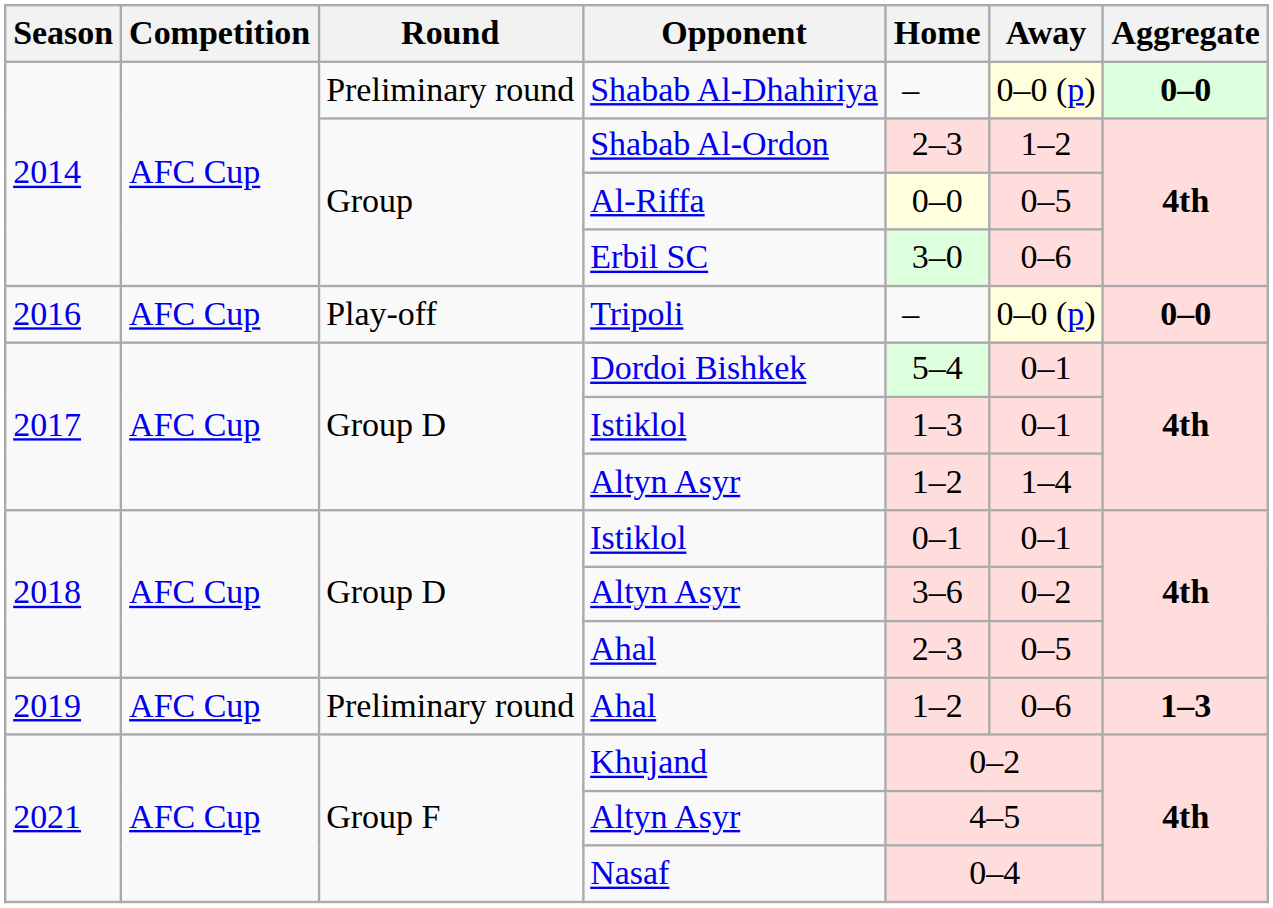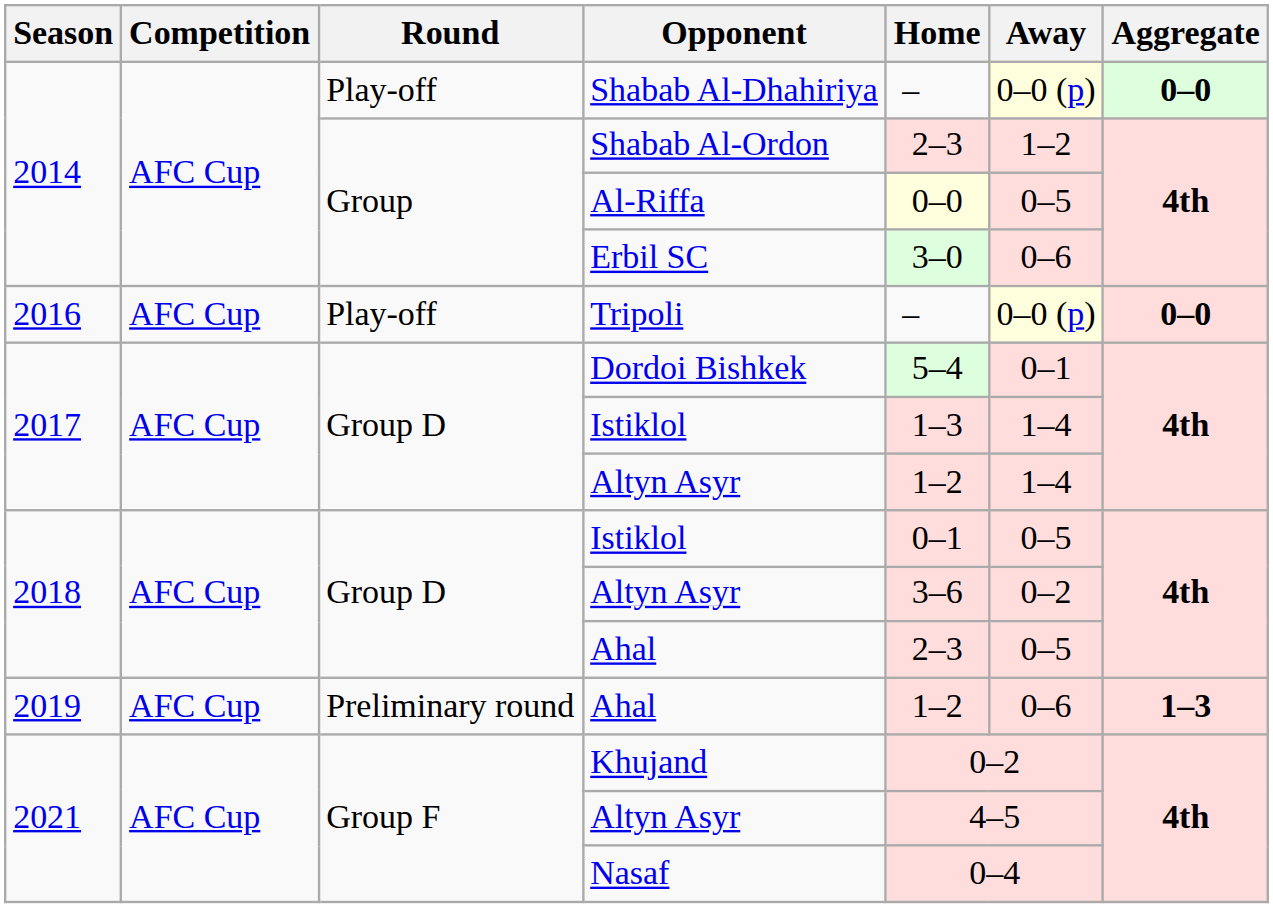(450, 88) Preliminary round -> (382, 88) Play-off
(1046, 425) 0–1 -> (1046, 425) 1–4
(1046, 537) 0–1 -> (1046, 537) 0–5
